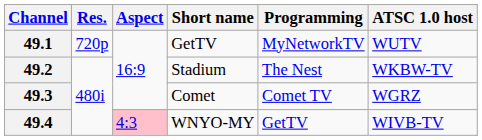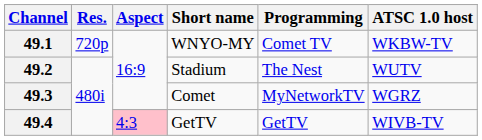(194, 43) GetTV -> (213, 43) WNYO-MY
(313, 43) MyNetworkTV -> (297, 43) Comet TV
(397, 43) WUTV -> (412, 43) WKBW-TV
(412, 69) WKBW-TV -> (397, 69) WUTV
(297, 95) Comet TV -> (313, 95) MyNetworkTV
(213, 122) WNYO-MY -> (194, 122) GetTV
